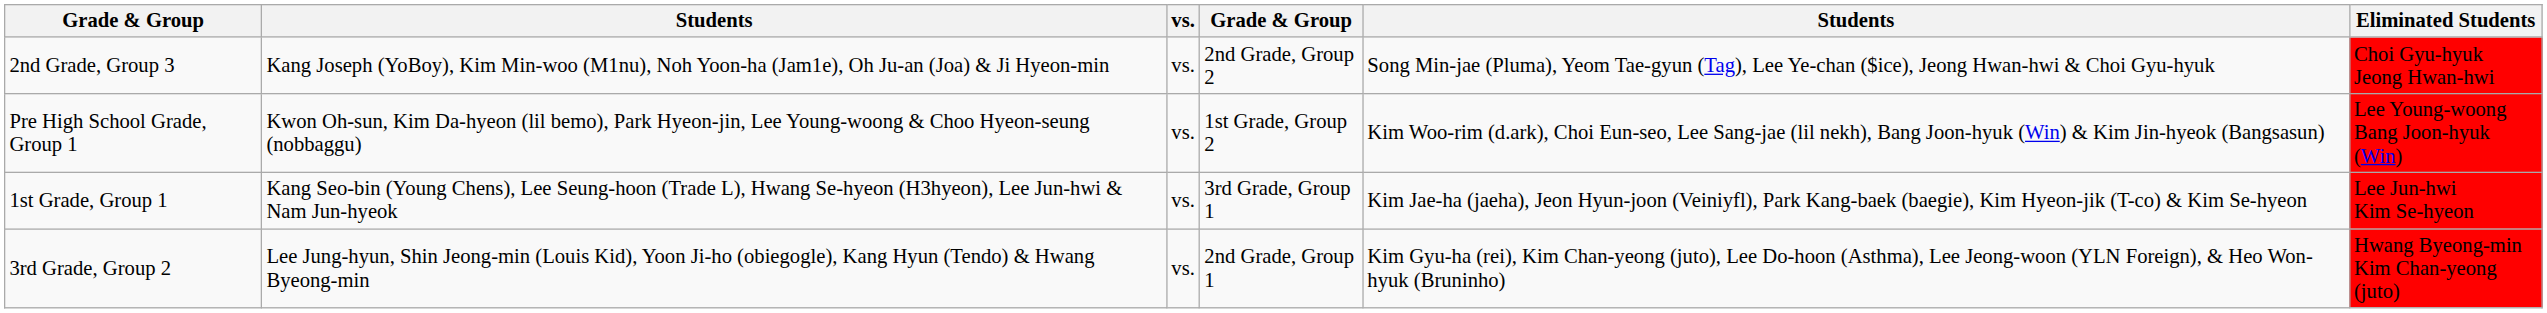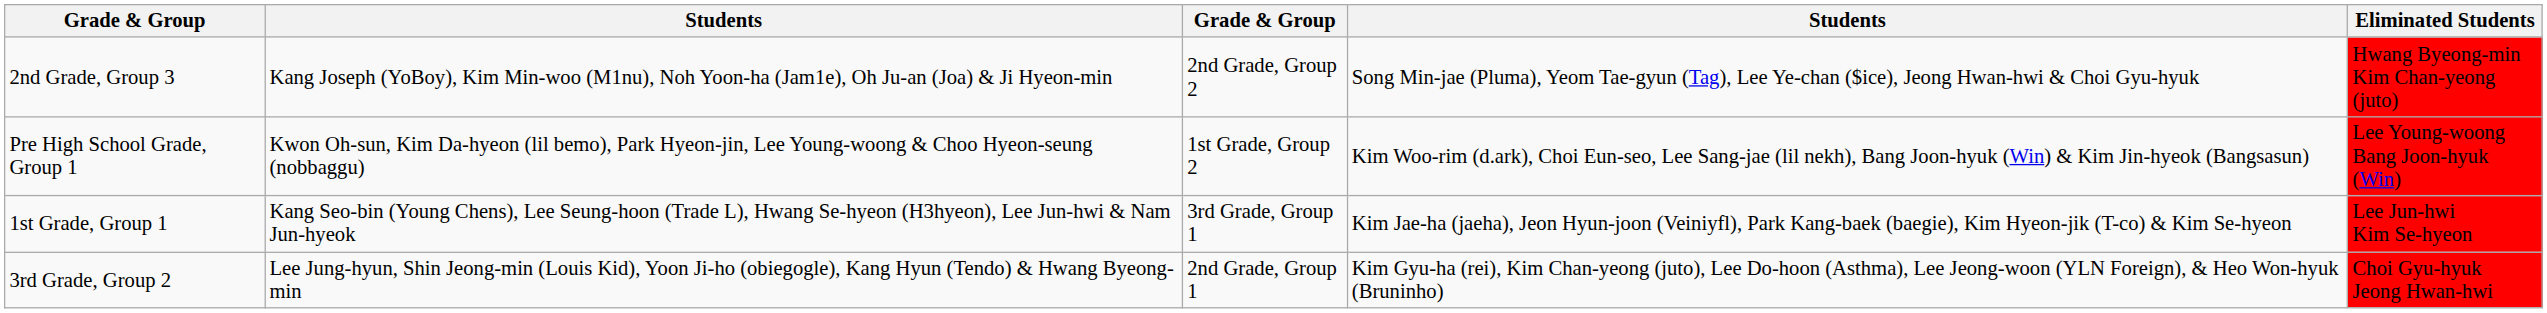- column: (1183, 20)
(2424, 65) Choi Gyu-hyuk Jeong Hwan-hwi -> (2437, 76) Hwang Byeong-min Kim Chan-yeong (juto)
(2438, 267) Hwang Byeong-min Kim Chan-yeong (juto) -> (2423, 279) Choi Gyu-hyuk Jeong Hwan-hwi
